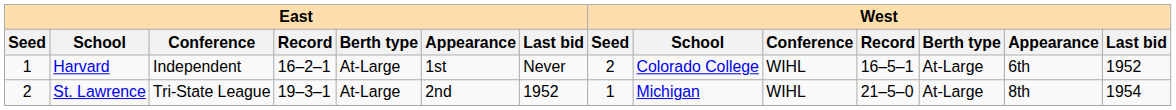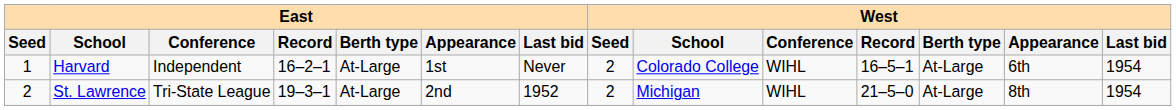(1124, 67) 1952 -> (1124, 67) 1954
(610, 92) 1 -> (610, 92) 2
